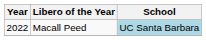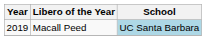(17, 27) 2022 -> (17, 27) 2019
